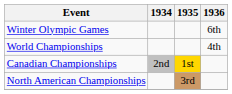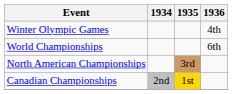(214, 30) 6th -> (214, 30) 4th
(214, 47) 4th -> (214, 47) 6th
rows swapped: (76, 81) <-> (62, 64)
